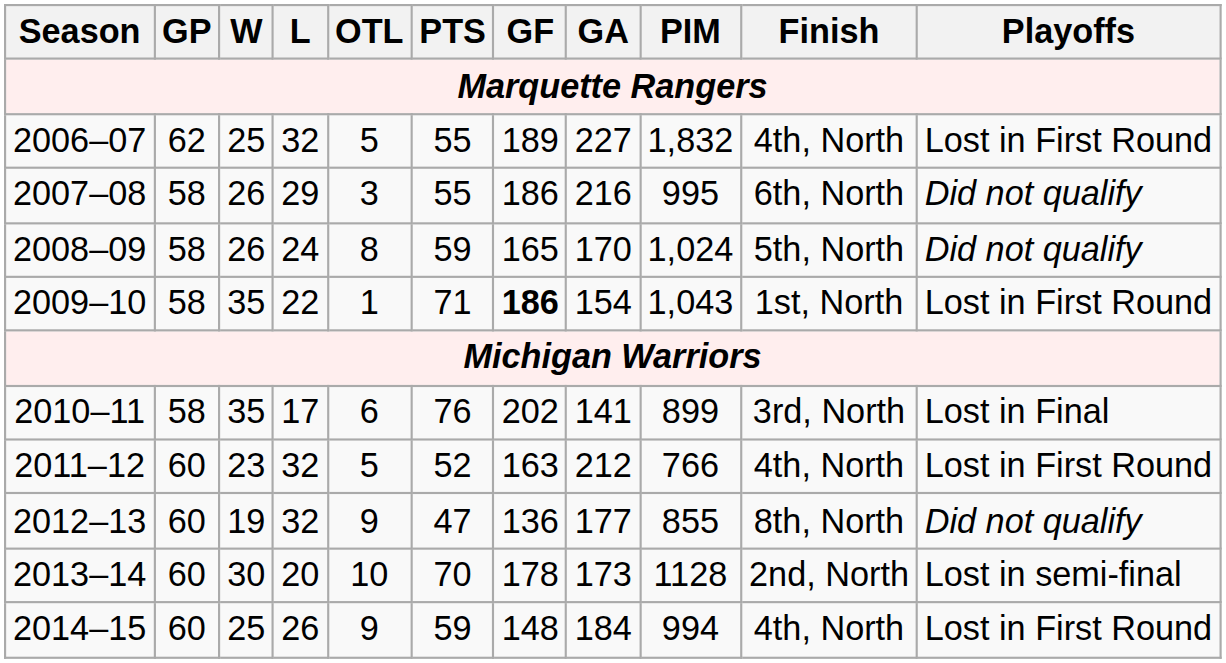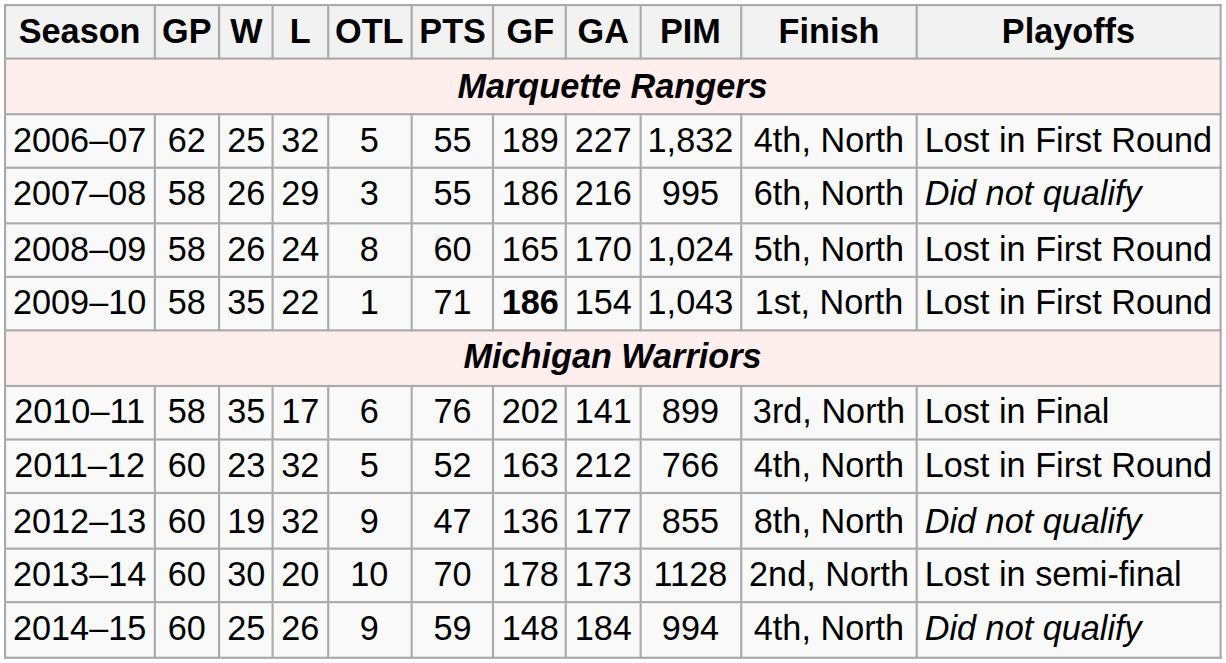(453, 248) 59 -> (453, 248) 60
(1033, 248) Did not qualify -> (1068, 248) Lost in First Round
(1068, 628) Lost in First Round -> (1033, 628) Did not qualify
